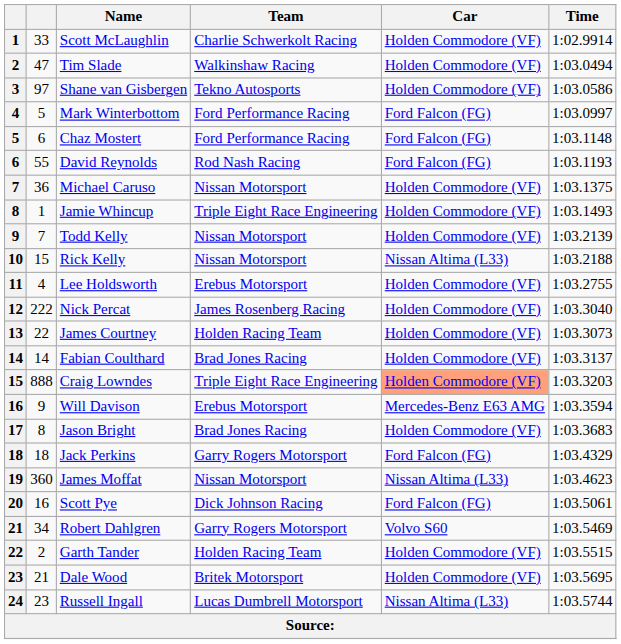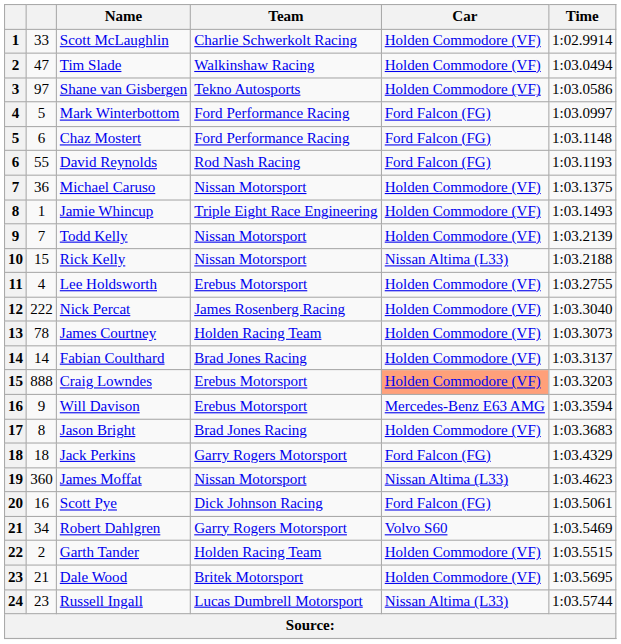(41, 333) 22 -> (41, 333) 78
(286, 382) Triple Eight Race Engineering -> (251, 382) Erebus Motorsport
